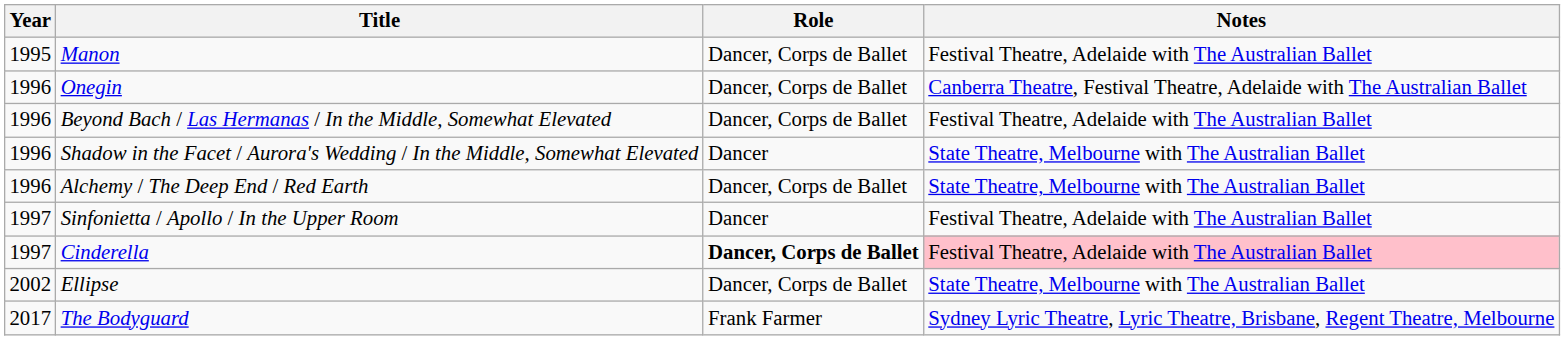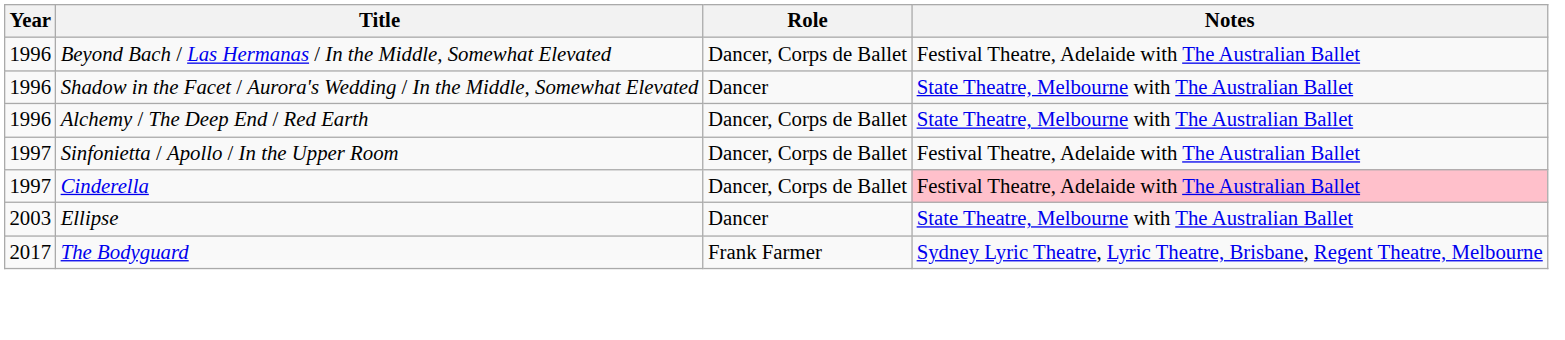- row: (90, 53)
- row: (91, 86)
(738, 218) Dancer -> (808, 152) Dancer, Corps de Ballet
(813, 251) bold -> (808, 185) normal
(30, 284) 2002 -> (30, 218) 2003
(808, 284) Dancer, Corps de Ballet -> (738, 218) Dancer
